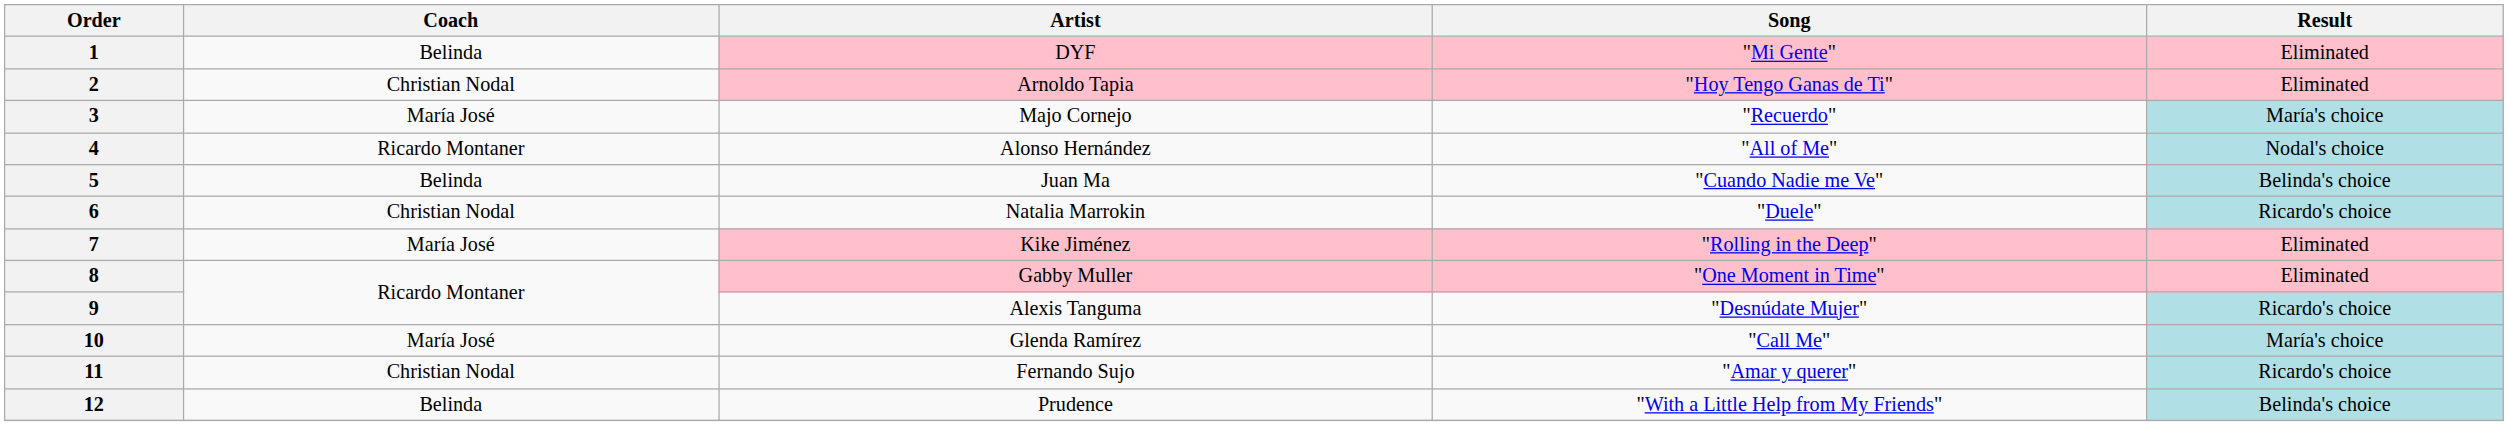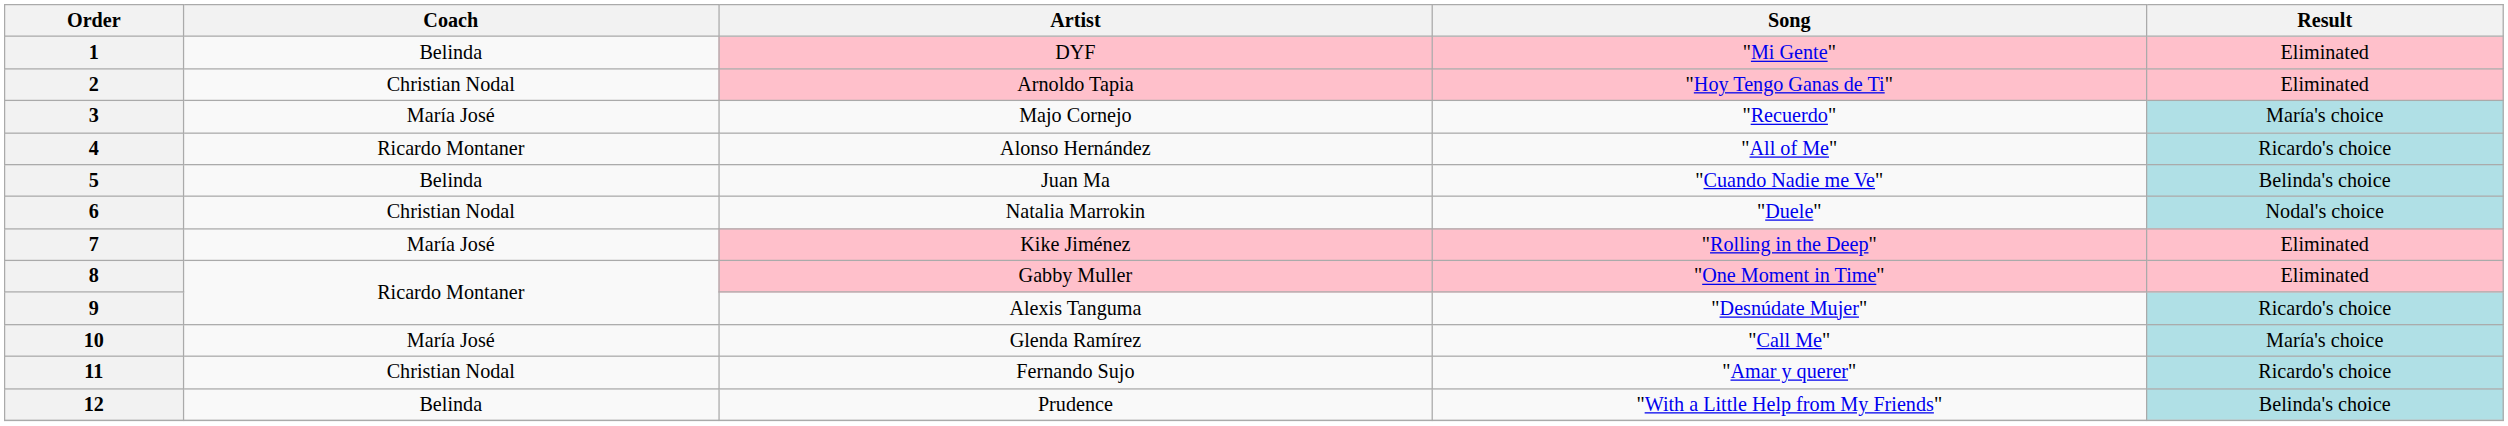(2325, 148) Nodal's choice -> (2325, 148) Ricardo's choice
(2325, 212) Ricardo's choice -> (2325, 212) Nodal's choice
